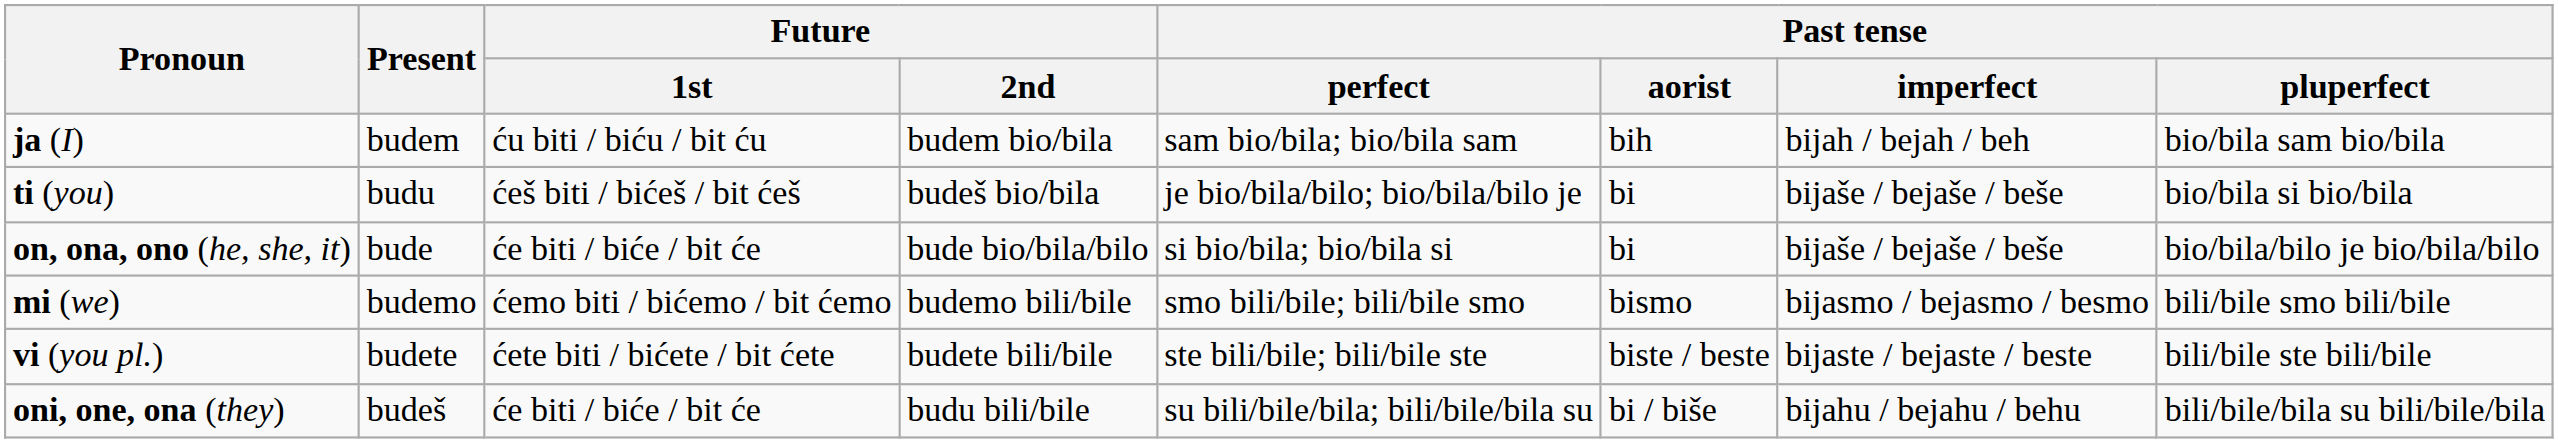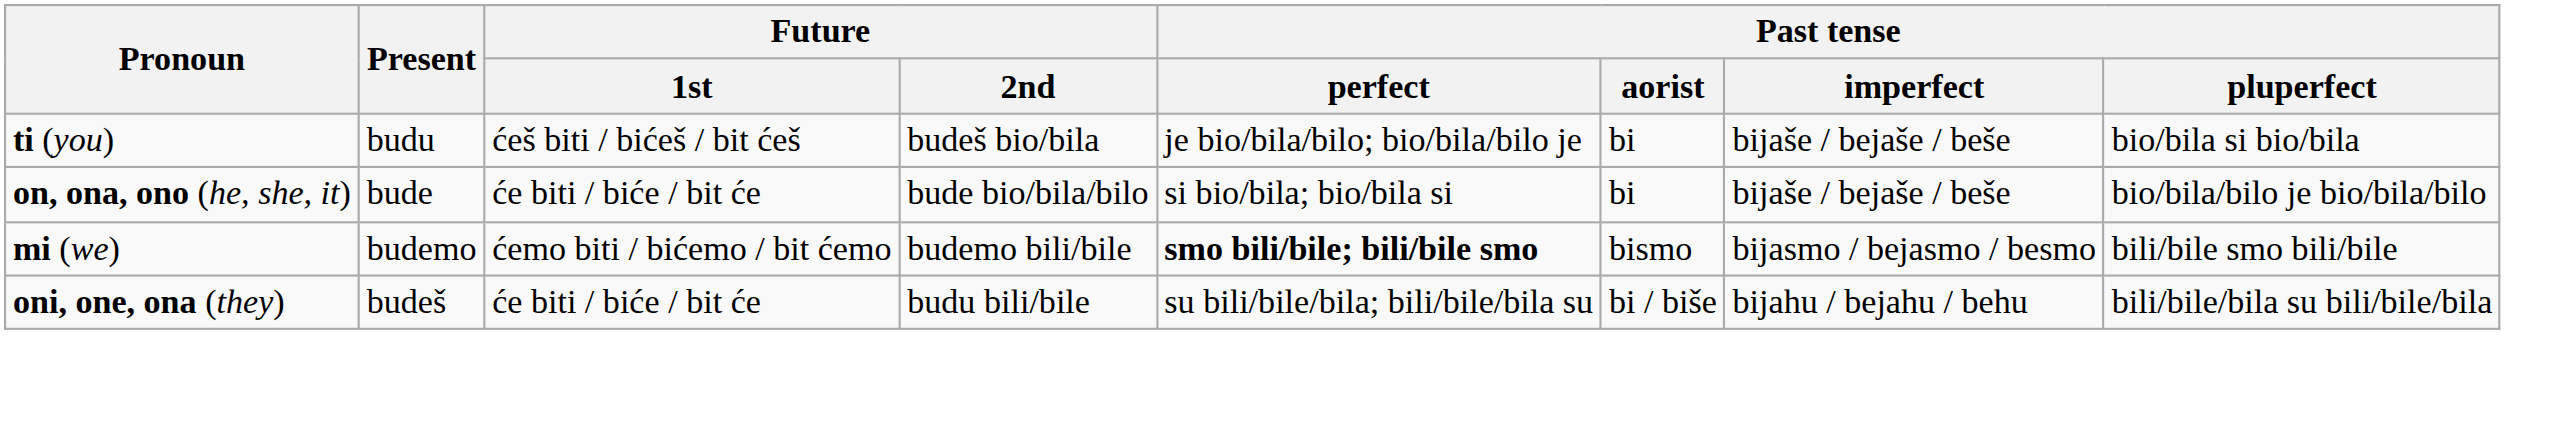- row: (48, 139)
(1345, 301) normal -> (1351, 247) bold
- row: (88, 355)
